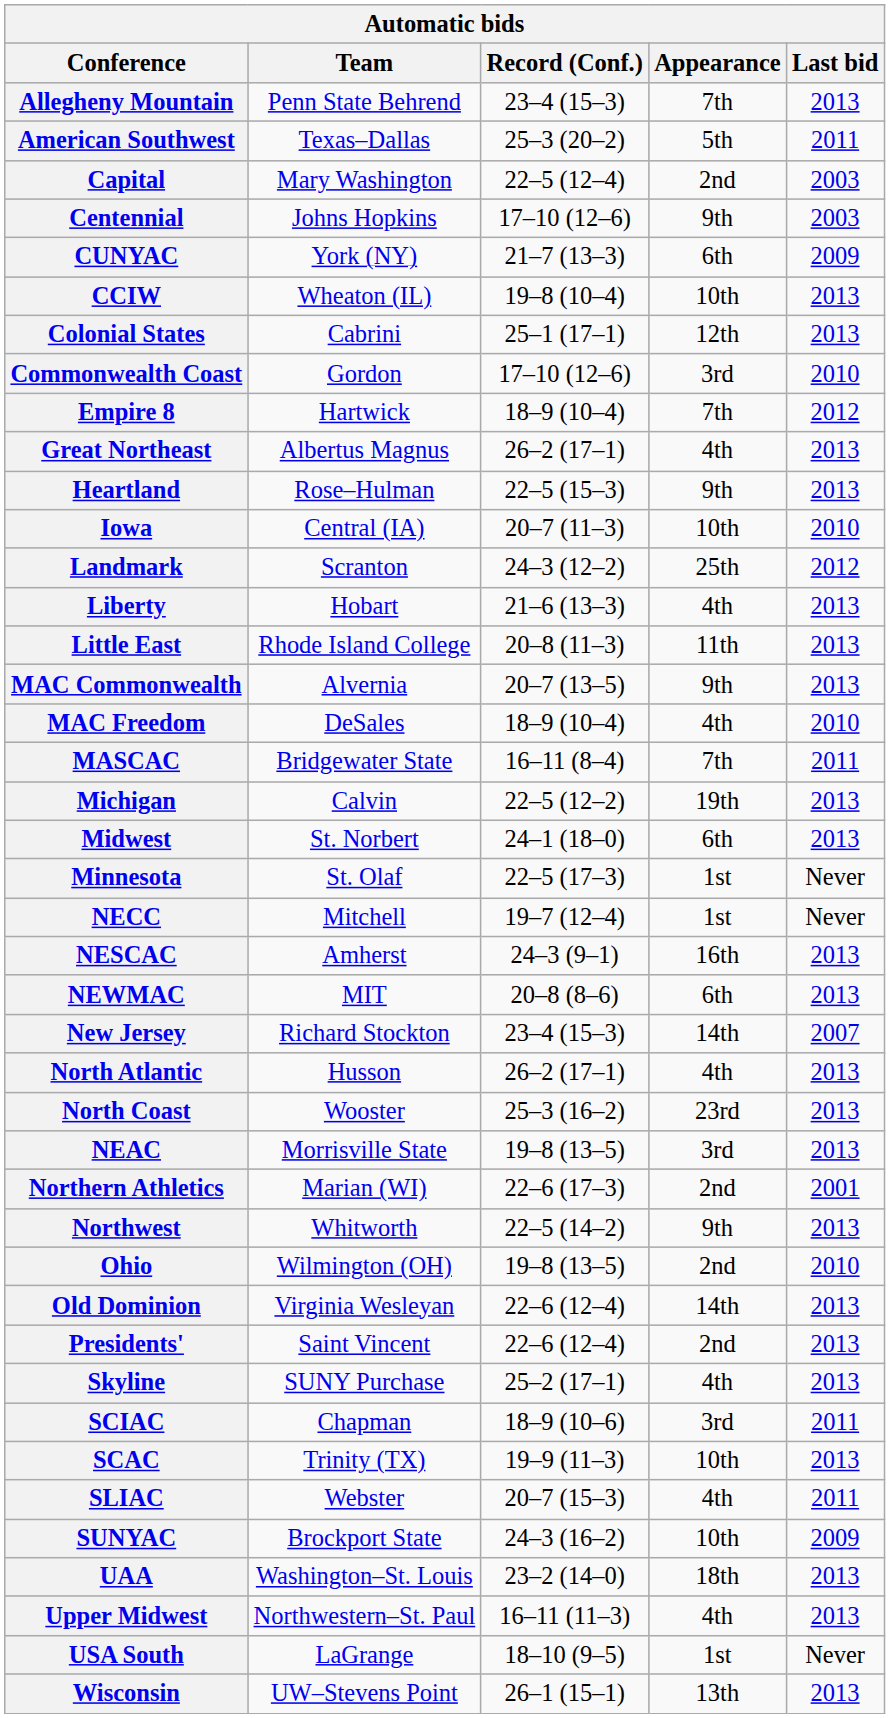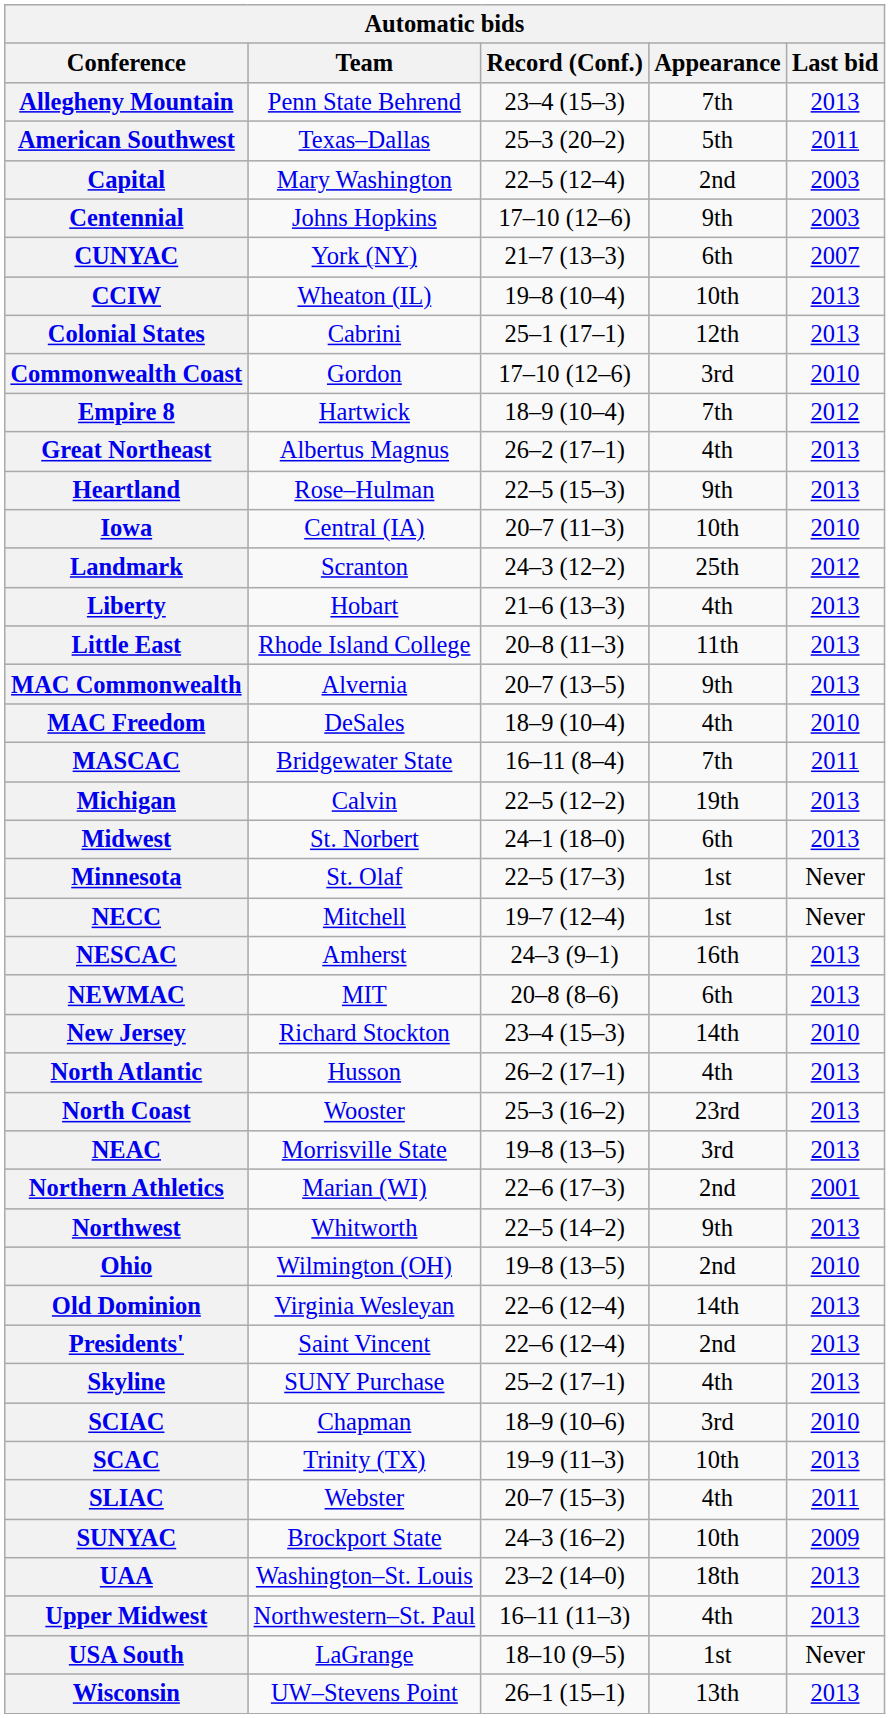(835, 256) 2009 -> (835, 256) 2007
(835, 1033) 2007 -> (835, 1033) 2010
(835, 1421) 2011 -> (835, 1421) 2010
